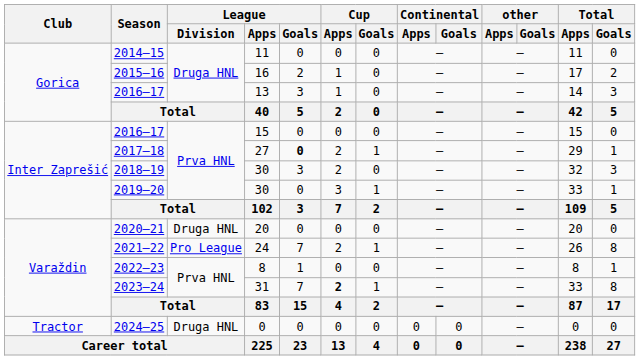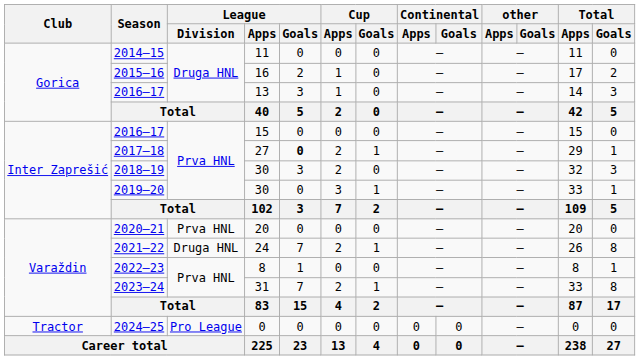(206, 229) Druga HNL -> (206, 229) Prva HNL
(206, 248) Pro League -> (206, 248) Druga HNL
(338, 287) bold -> (338, 287) normal
(206, 326) Druga HNL -> (206, 326) Pro League
